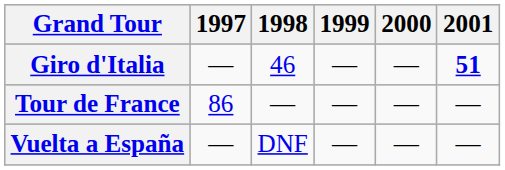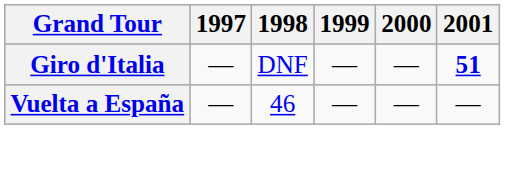(283, 64) 46 -> (283, 64) DNF
- row: (97, 104)
(283, 143) DNF -> (283, 104) 46
